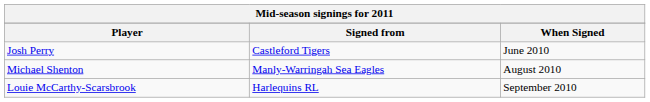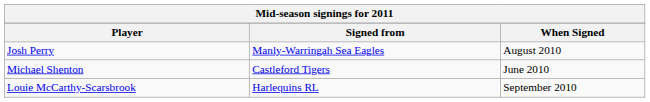(291, 51) Castleford Tigers -> (318, 51) Manly-Warringah Sea Eagles
(526, 51) June 2010 -> (532, 51) August 2010
(318, 69) Manly-Warringah Sea Eagles -> (291, 69) Castleford Tigers
(532, 69) August 2010 -> (526, 69) June 2010
